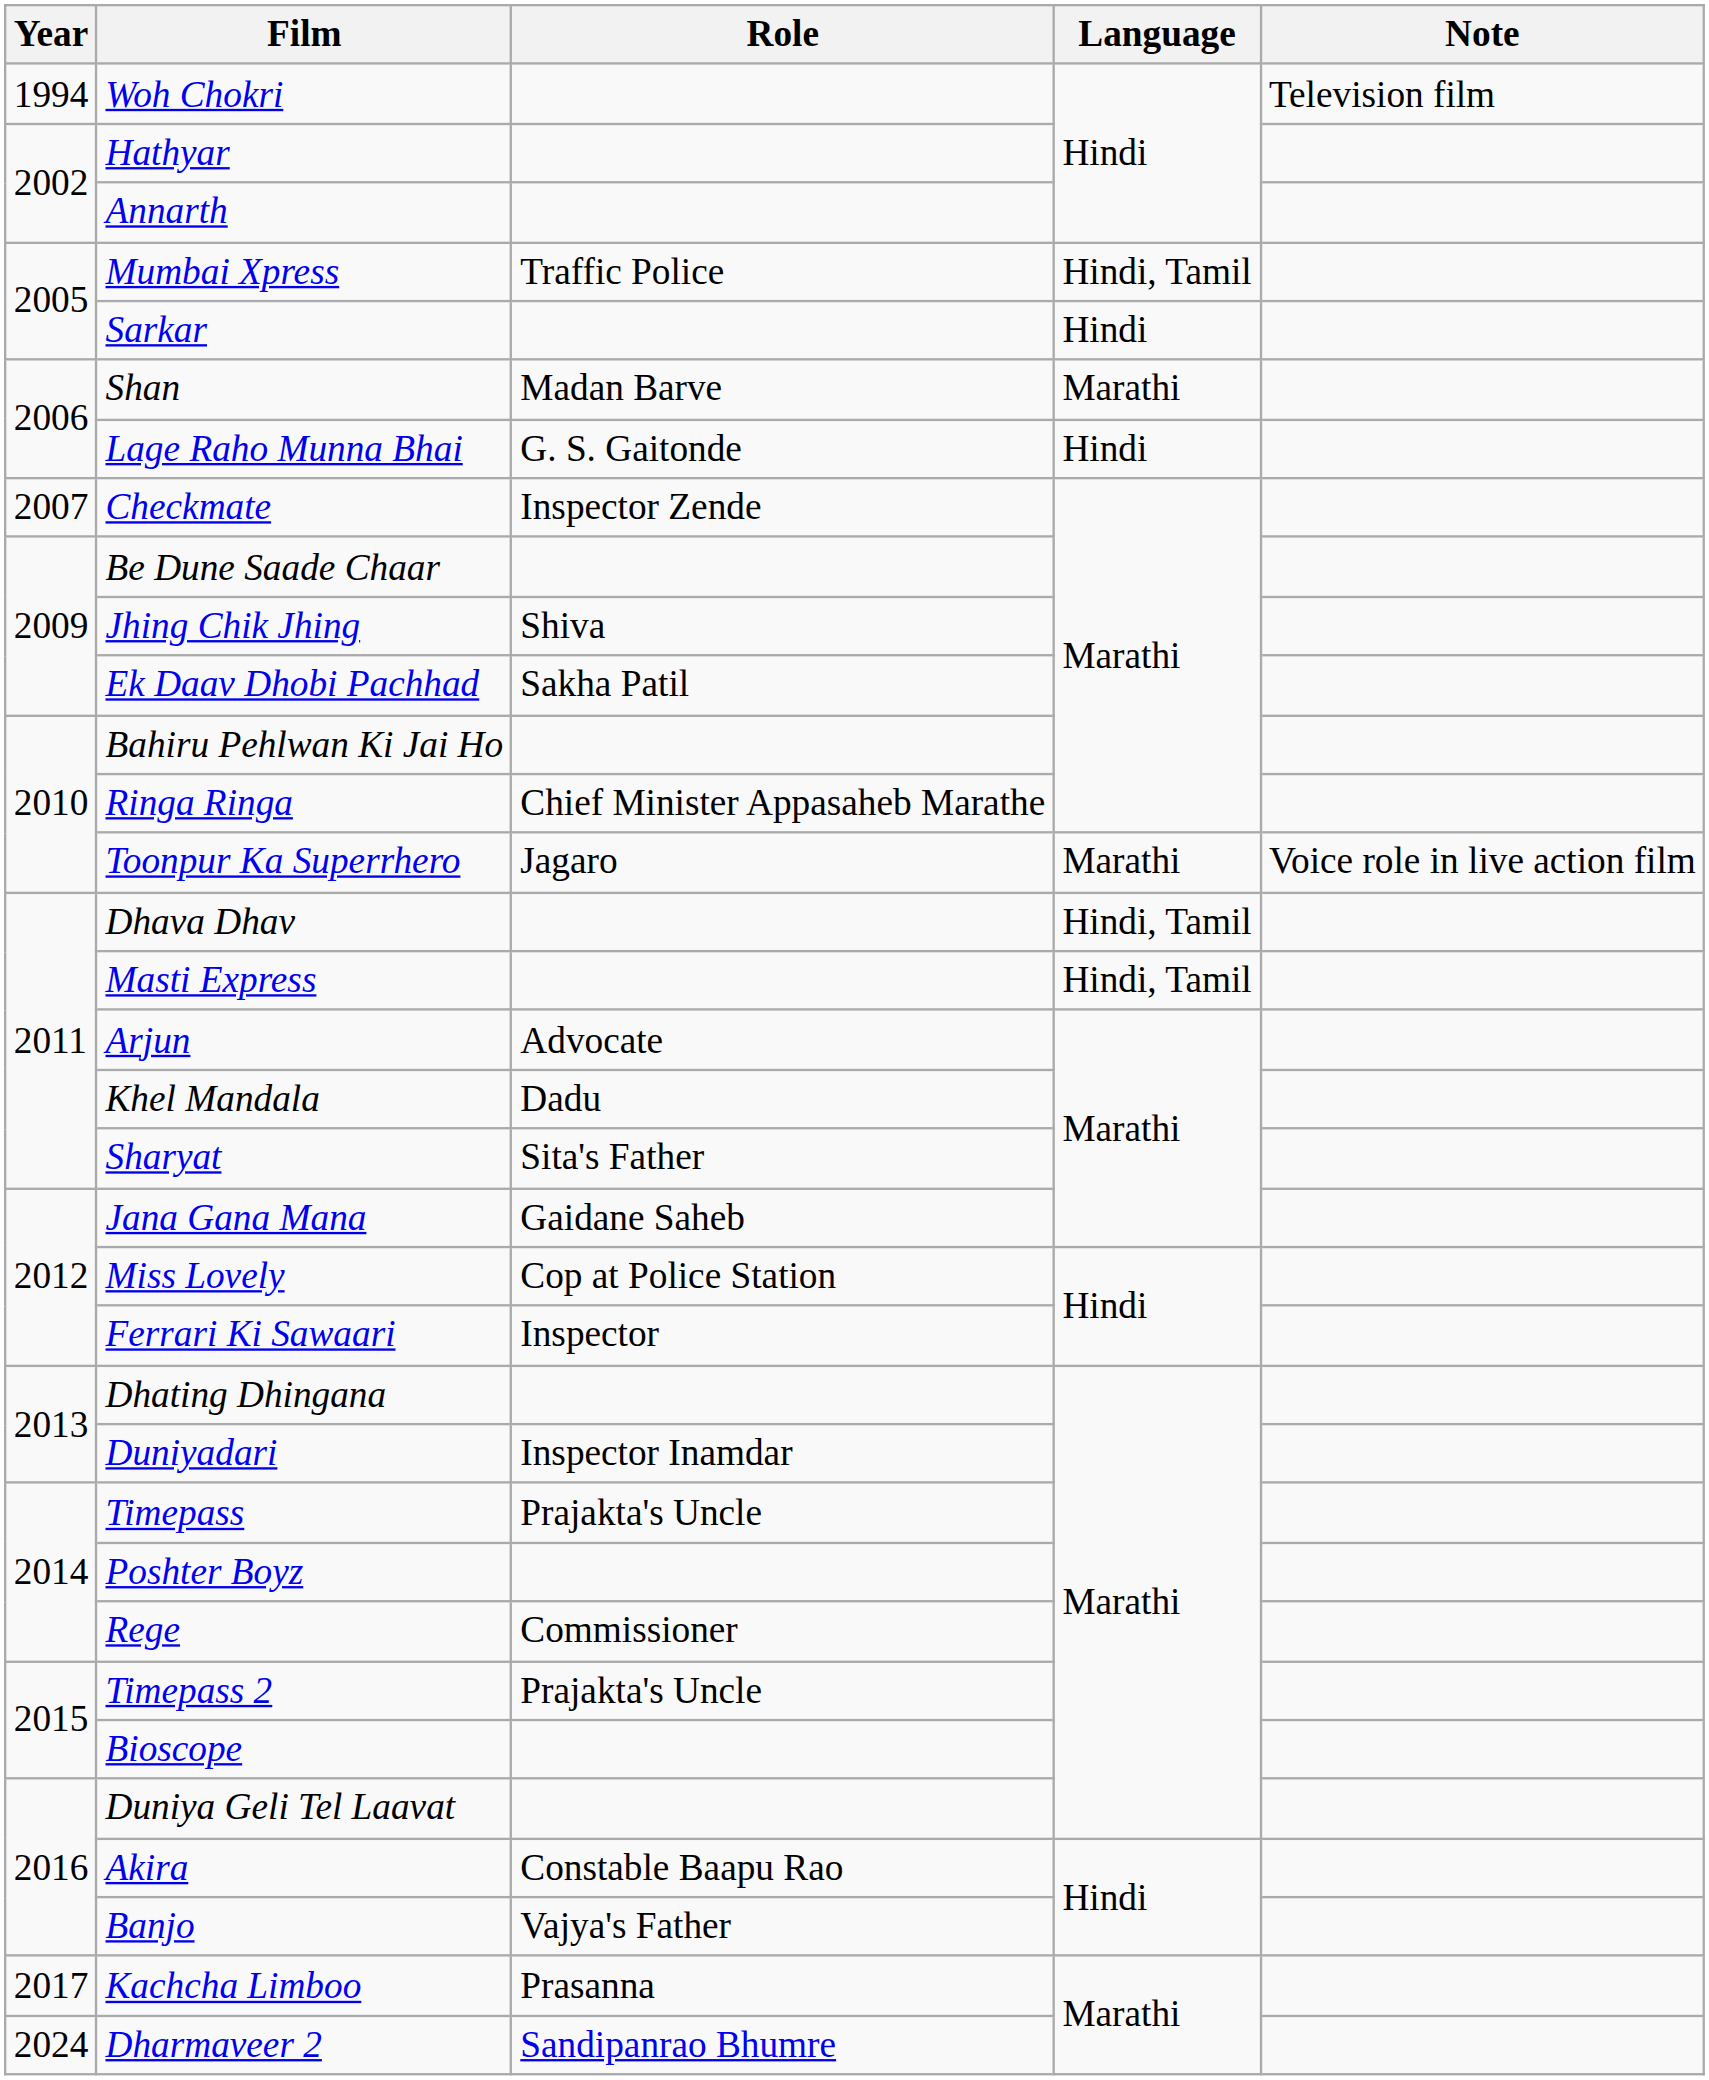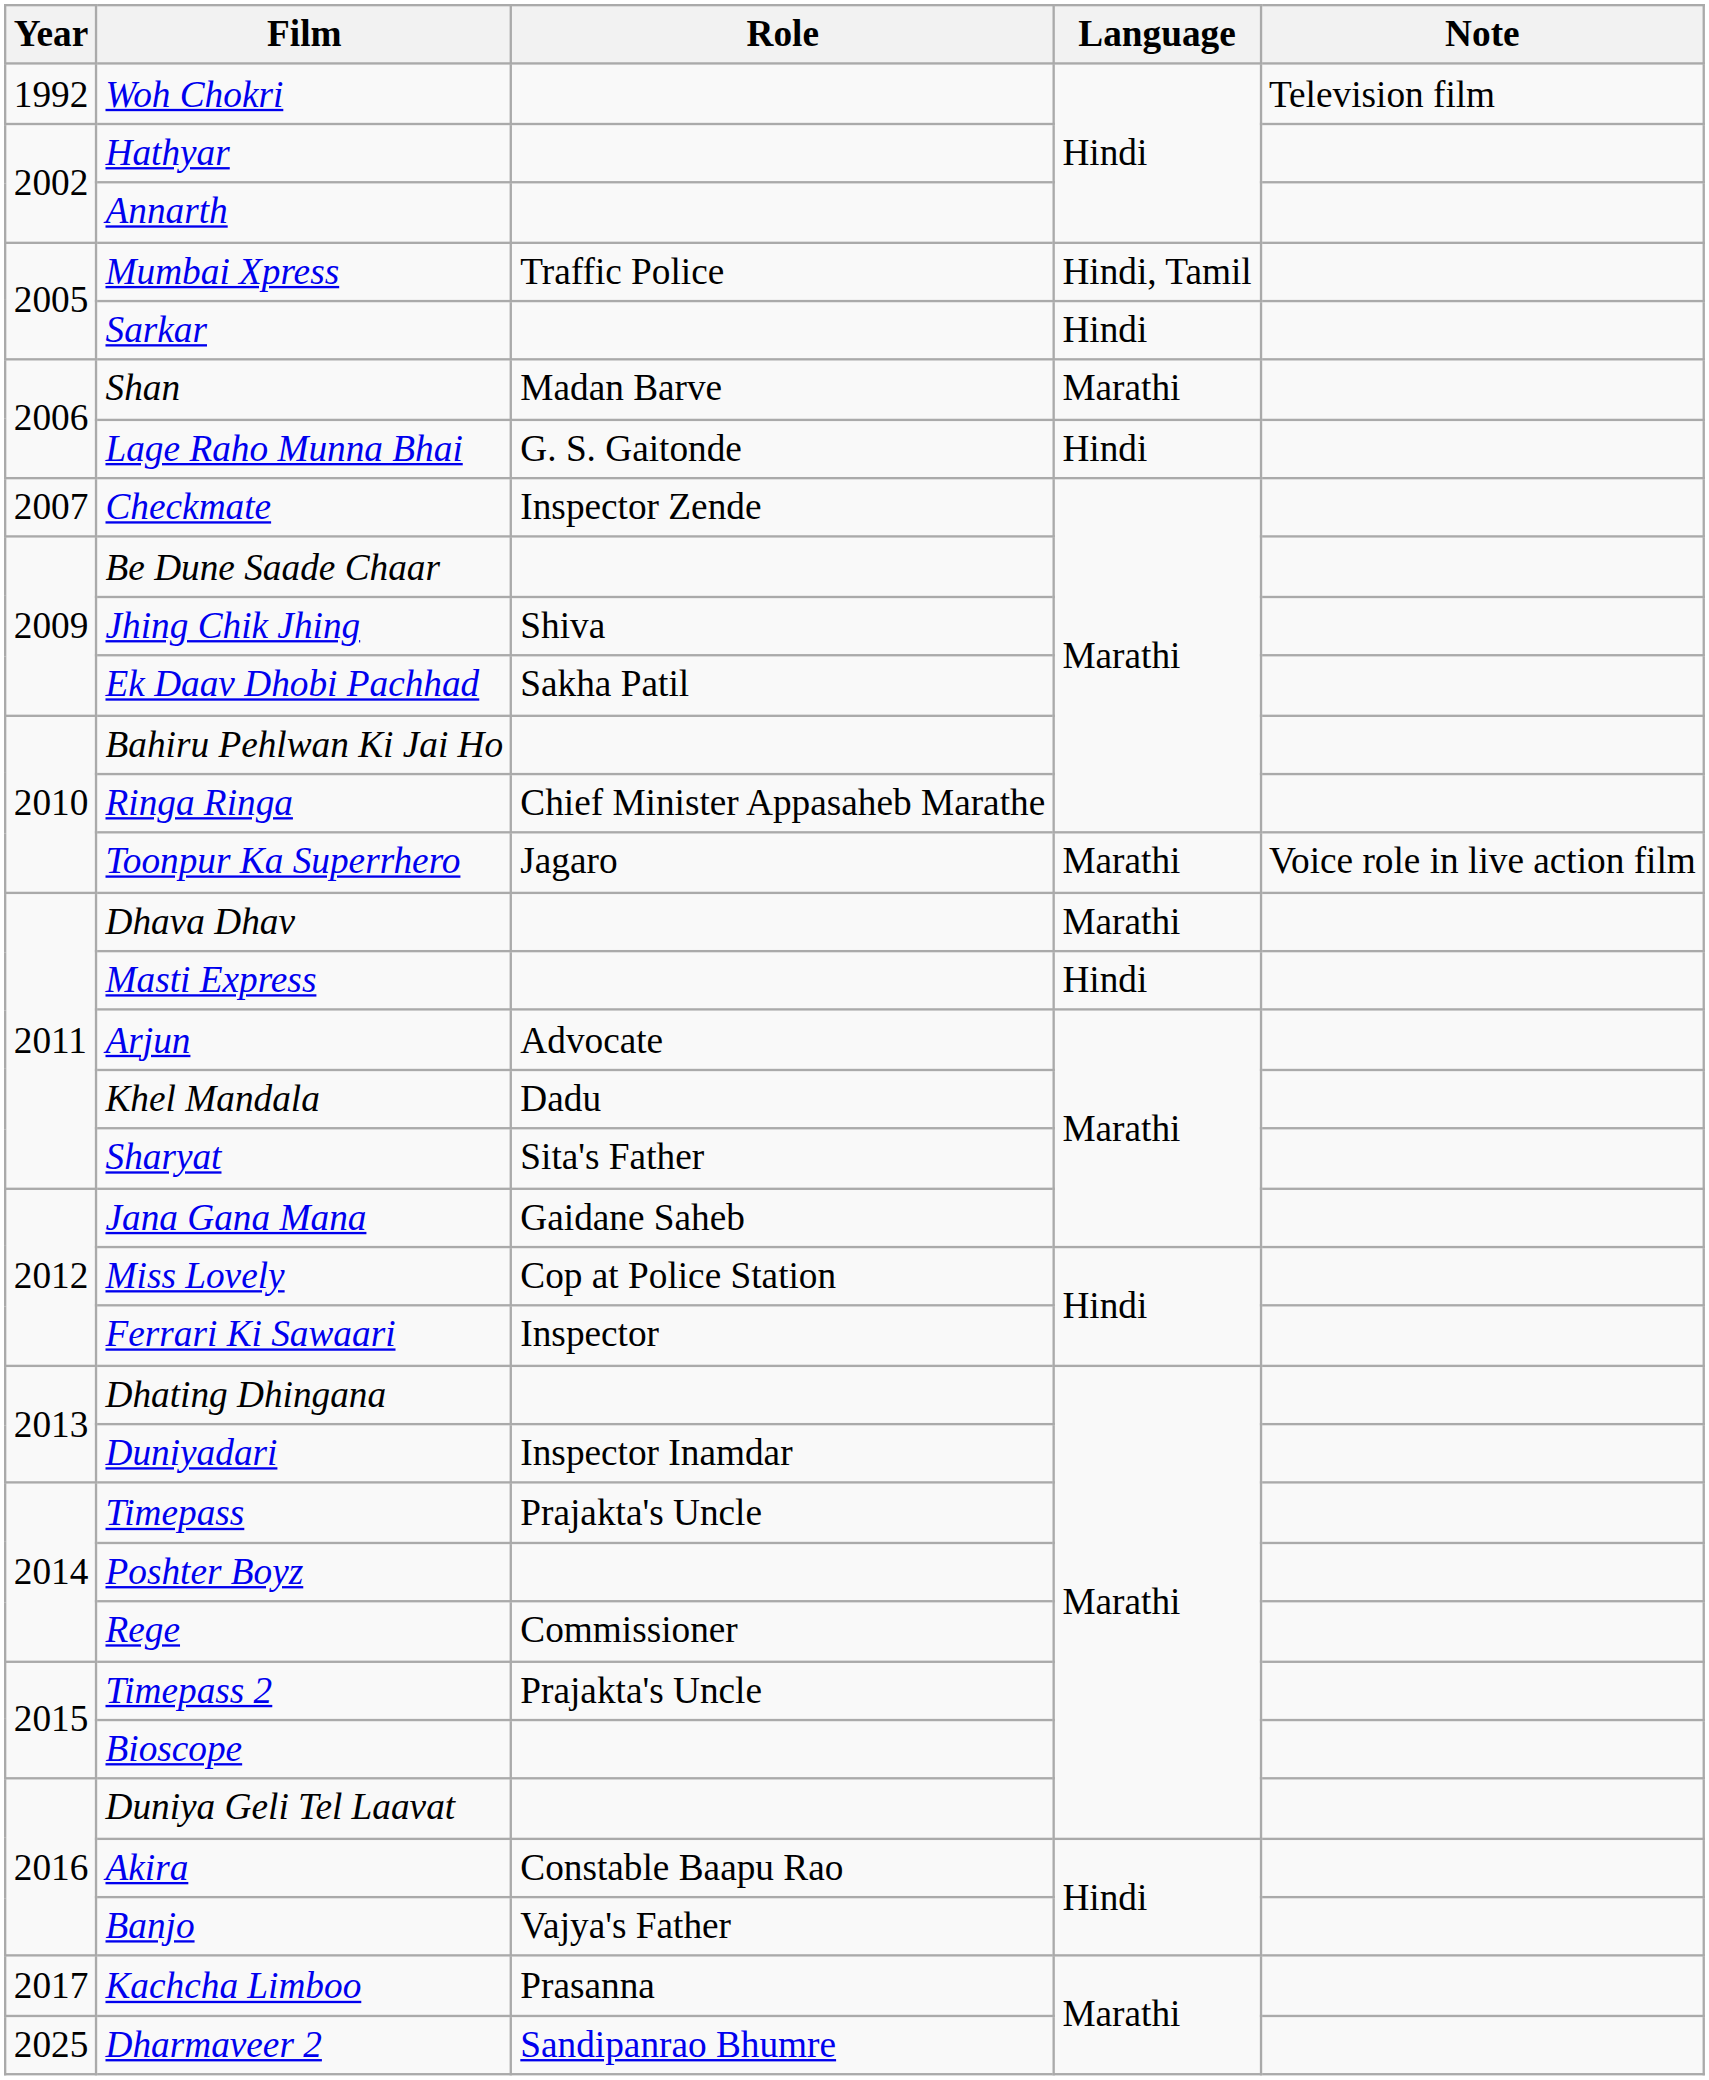(51, 93) 1994 -> (51, 93) 1992
(1157, 920) Hindi, Tamil -> (1121, 920) Marathi
(1157, 980) Hindi, Tamil -> (1105, 980) Hindi
(51, 2044) 2024 -> (51, 2044) 2025
